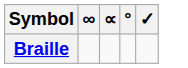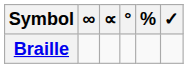+ column: (148, 19)
